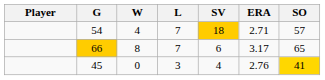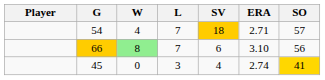(137, 48) no background -> (137, 48) lightgreen background
(259, 48) 3.17 -> (259, 48) 3.10
(300, 48) 65 -> (300, 48) 56
(259, 65) 2.76 -> (259, 65) 2.74
